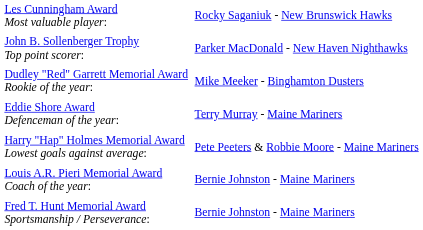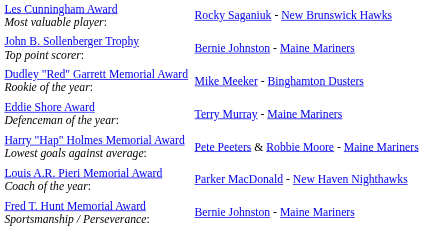(301, 48) Parker MacDonald - New Haven Nighthawks -> (275, 48) Bernie Johnston - Maine Mariners
(275, 179) Bernie Johnston - Maine Mariners -> (301, 179) Parker MacDonald - New Haven Nighthawks
